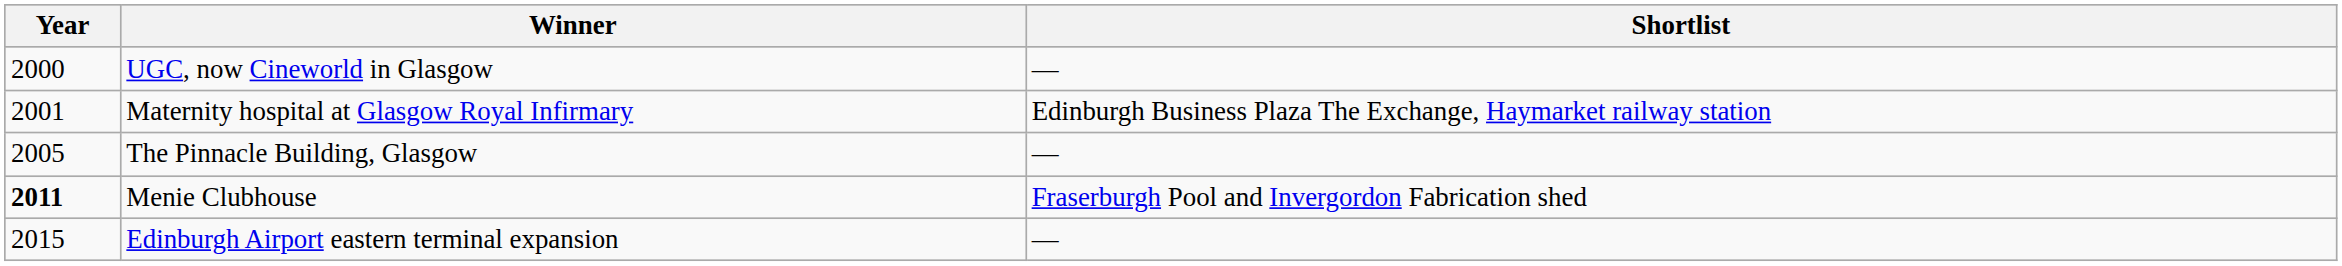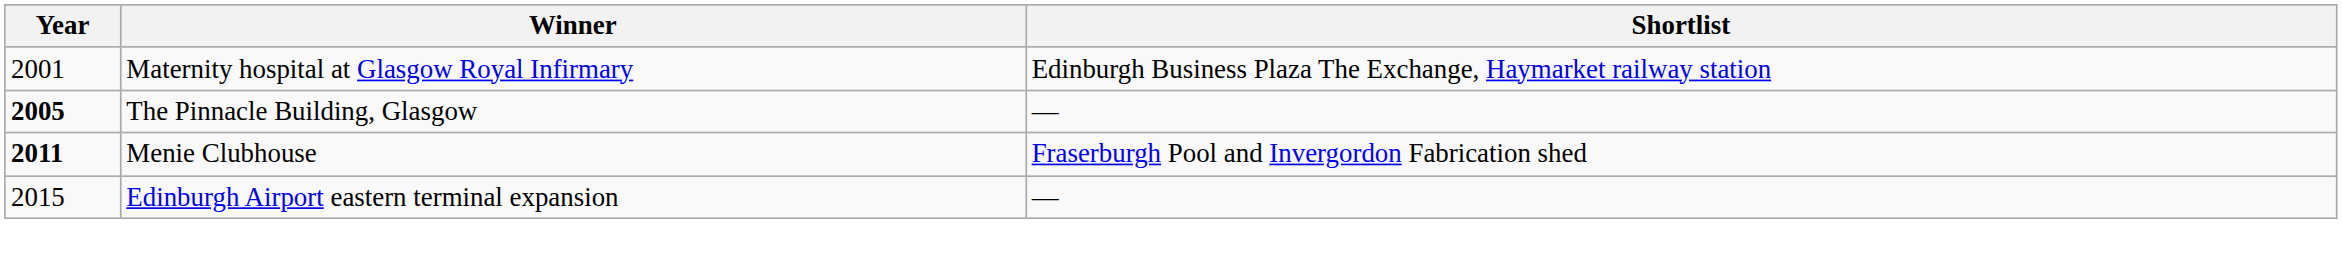- row: (310, 68)
(38, 153) normal -> (38, 111) bold
